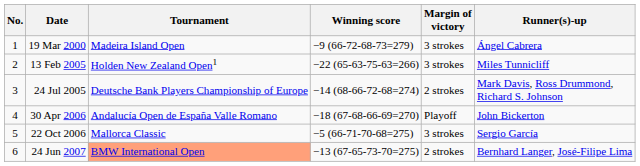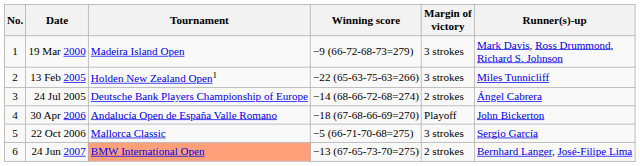(509, 45) Ángel Cabrera -> (545, 51) Mark Davis, Ross Drummond, Richard S. Johnson
(545, 90) Mark Davis, Ross Drummond, Richard S. Johnson -> (509, 97) Ángel Cabrera
